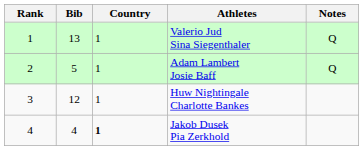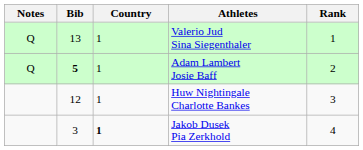columns swapped: (30, 13) <-> (332, 13)
(74, 68) normal -> (75, 68) bold
(74, 130) 4 -> (75, 130) 3
